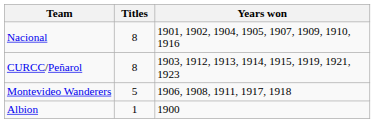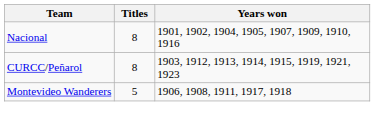- row: (22, 109)
